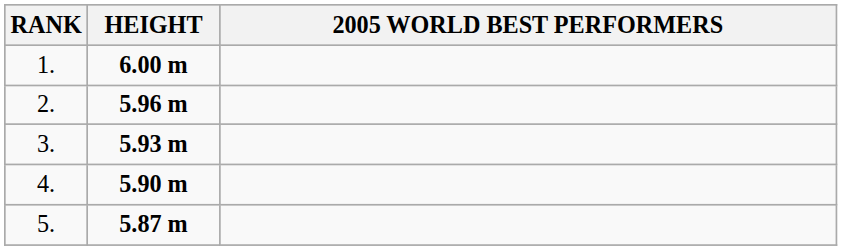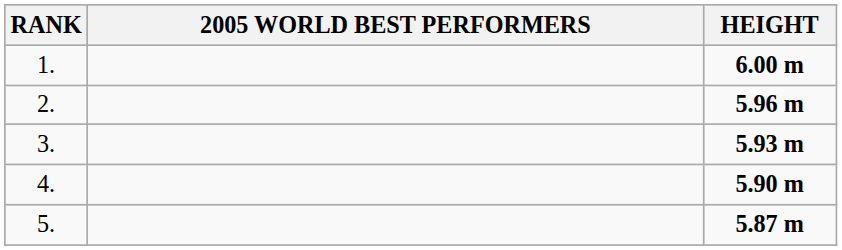columns swapped: (528, 24) <-> (154, 24)
